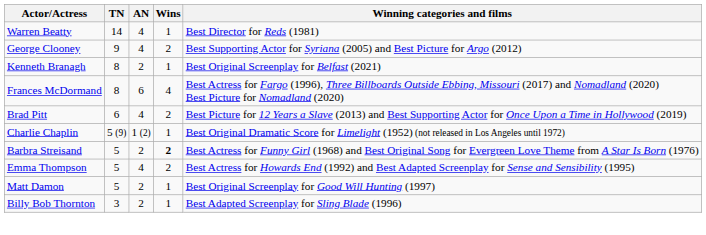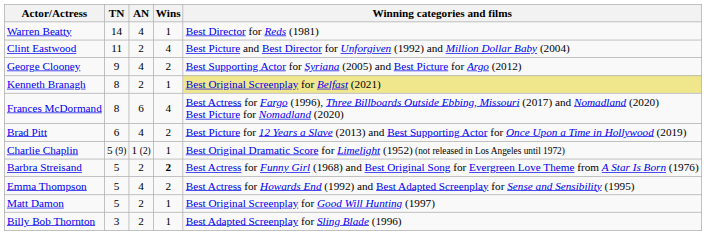+ row: (42, 48)
(283, 66) no background -> (283, 84) khaki background
